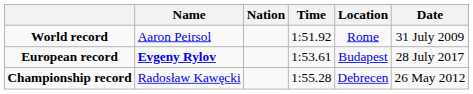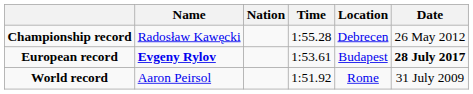rows swapped: (70, 36) <-> (70, 78)
(430, 57) normal -> (430, 57) bold
